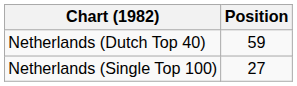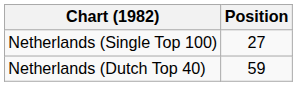rows swapped: (107, 42) <-> (113, 68)
